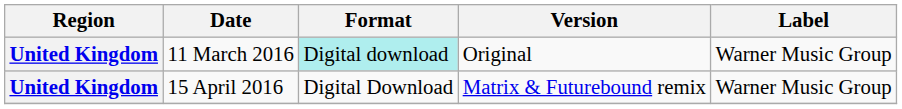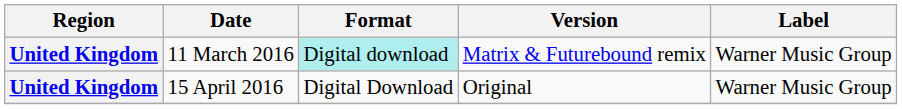(497, 53) Original -> (584, 53) Matrix & Futurebound remix
(584, 86) Matrix & Futurebound remix -> (497, 86) Original
